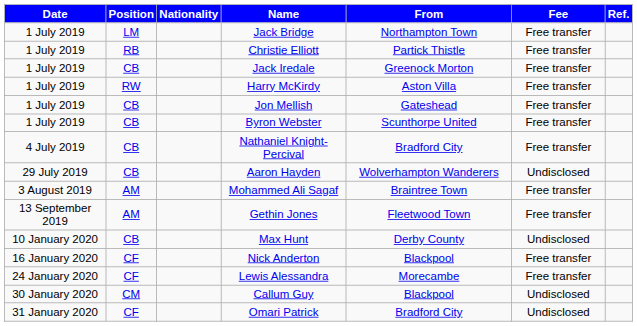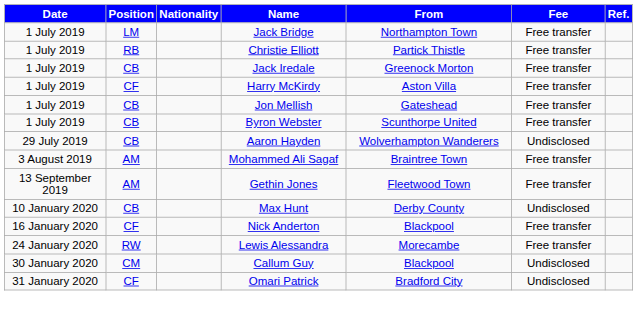(131, 87) RW -> (131, 87) CF
- row: (284, 148)
(131, 276) CF -> (131, 245) RW
